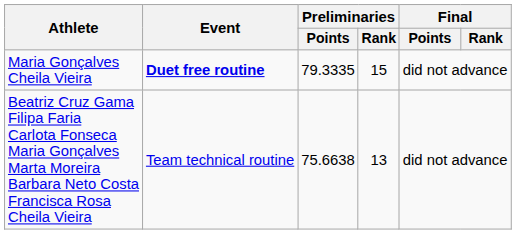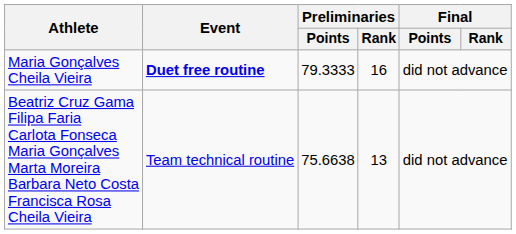(328, 70) 79.3335 -> (328, 70) 79.3333
(379, 70) 15 -> (379, 70) 16
